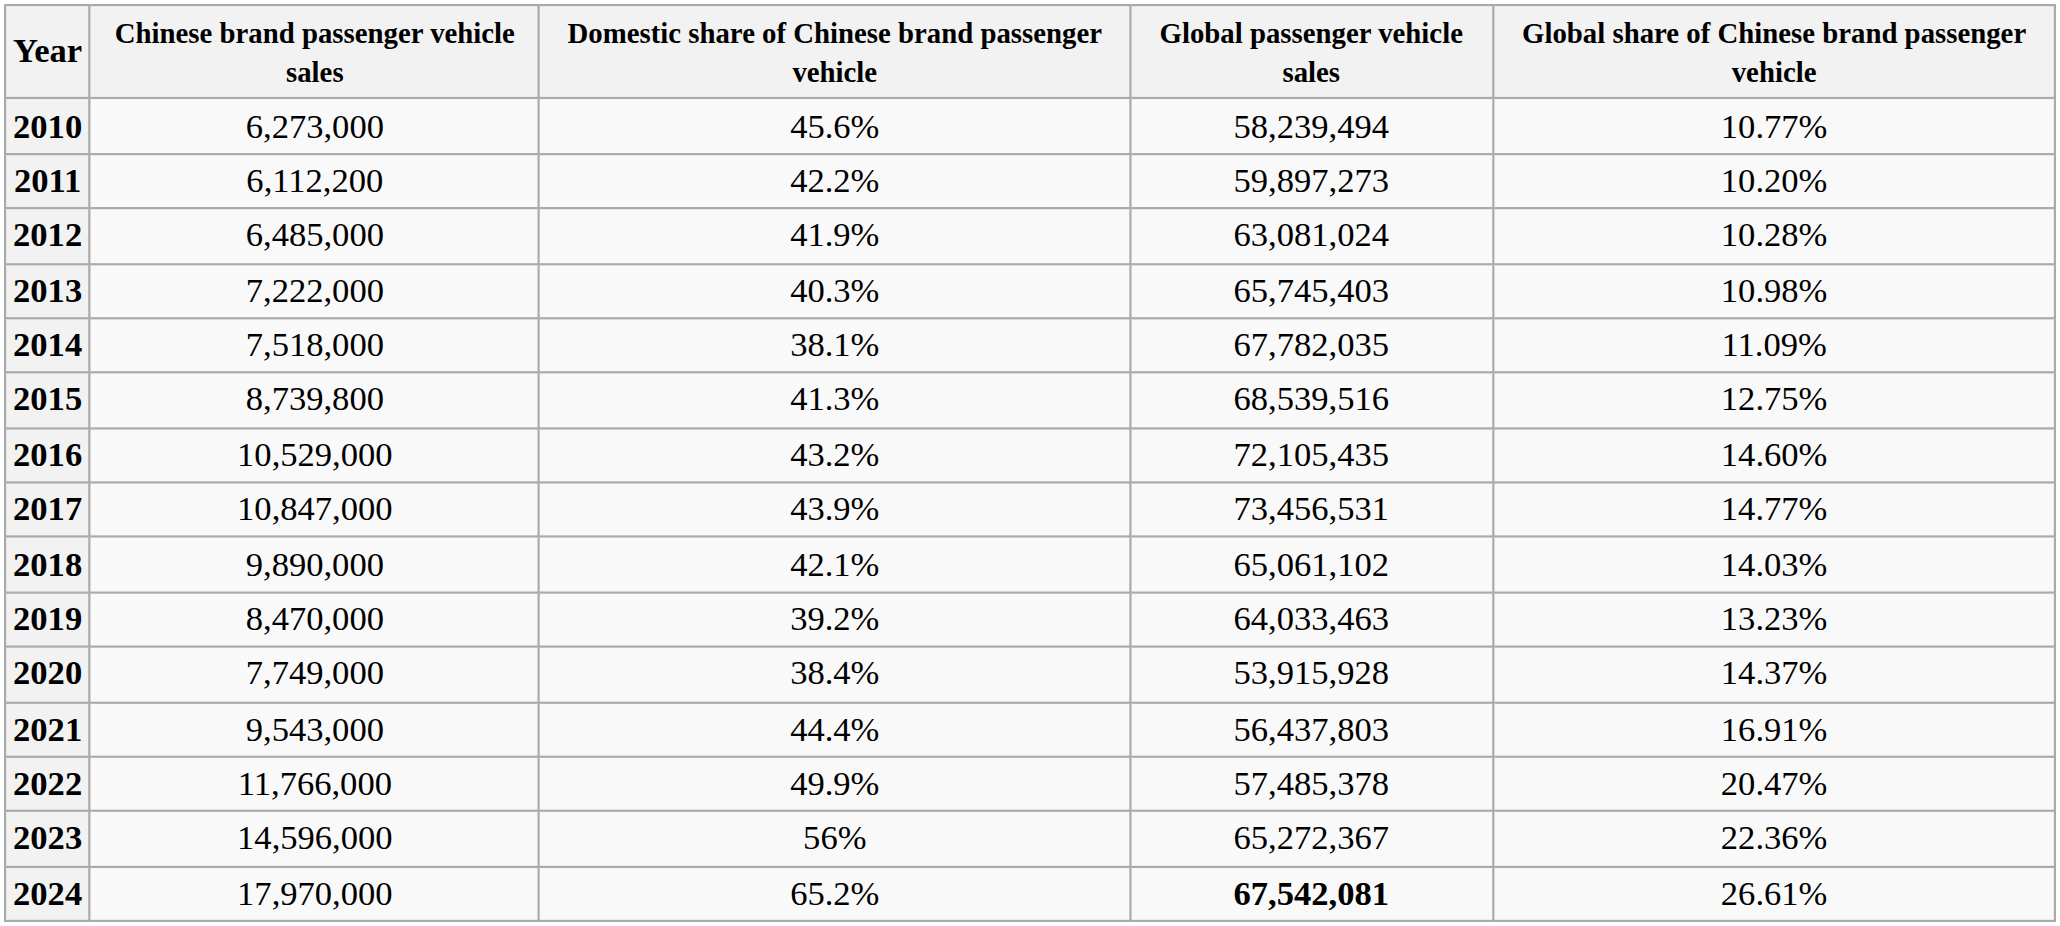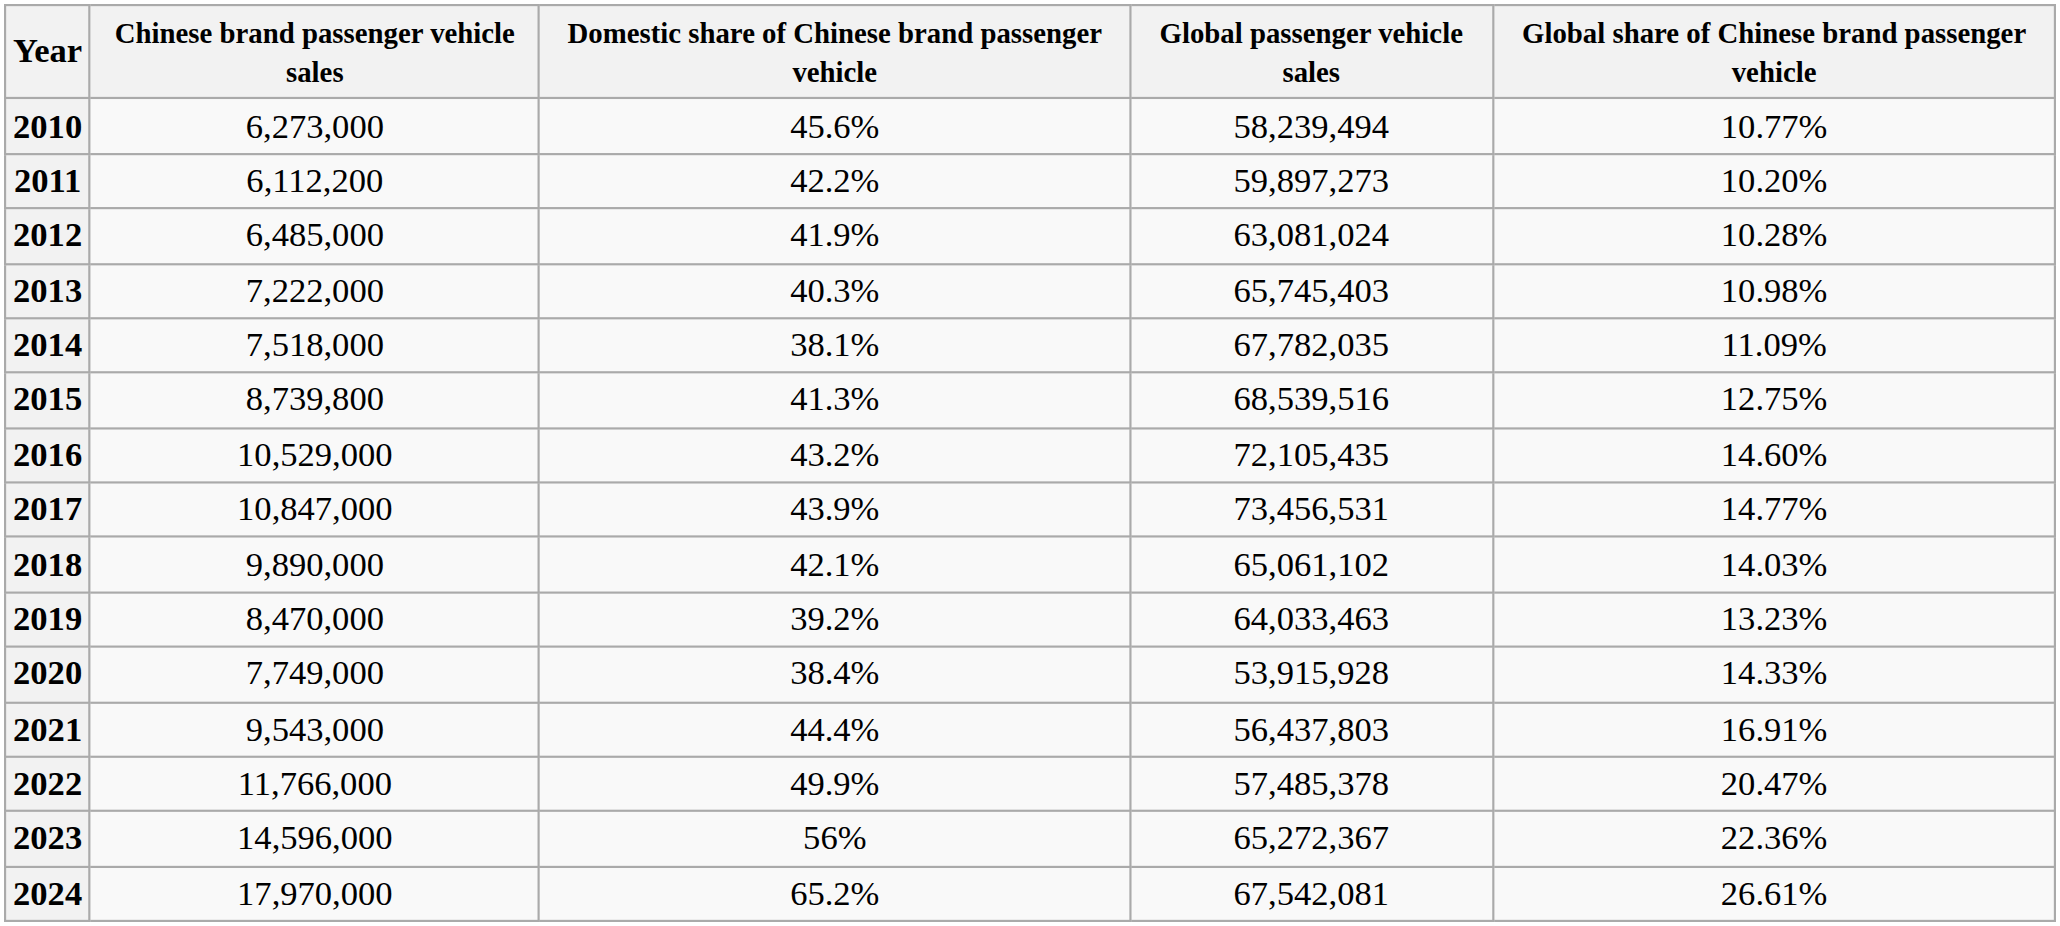(1774, 673) 14.37% -> (1774, 673) 14.33%
(1311, 892) bold -> (1311, 892) normal
